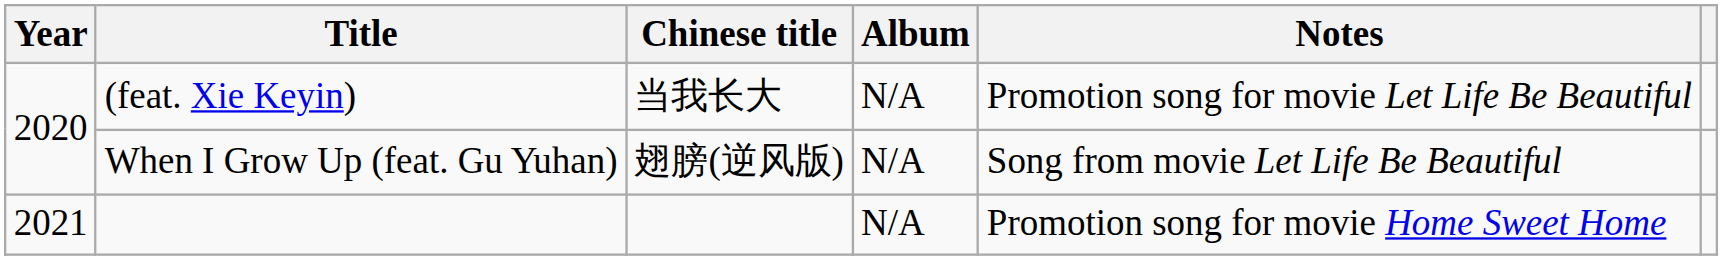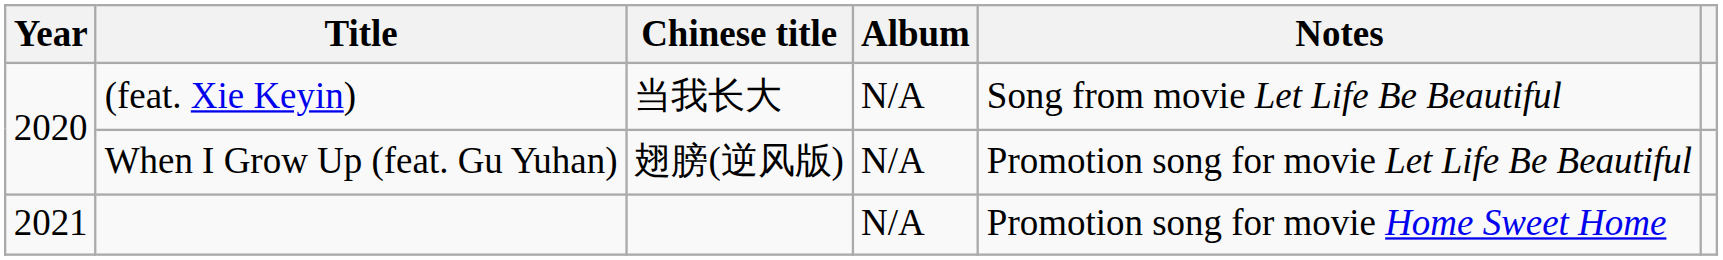(1339, 95) Promotion song for movie Let Life Be Beautiful -> (1274, 95) Song from movie Let Life Be Beautiful
(1274, 161) Song from movie Let Life Be Beautiful -> (1339, 161) Promotion song for movie Let Life Be Beautiful
